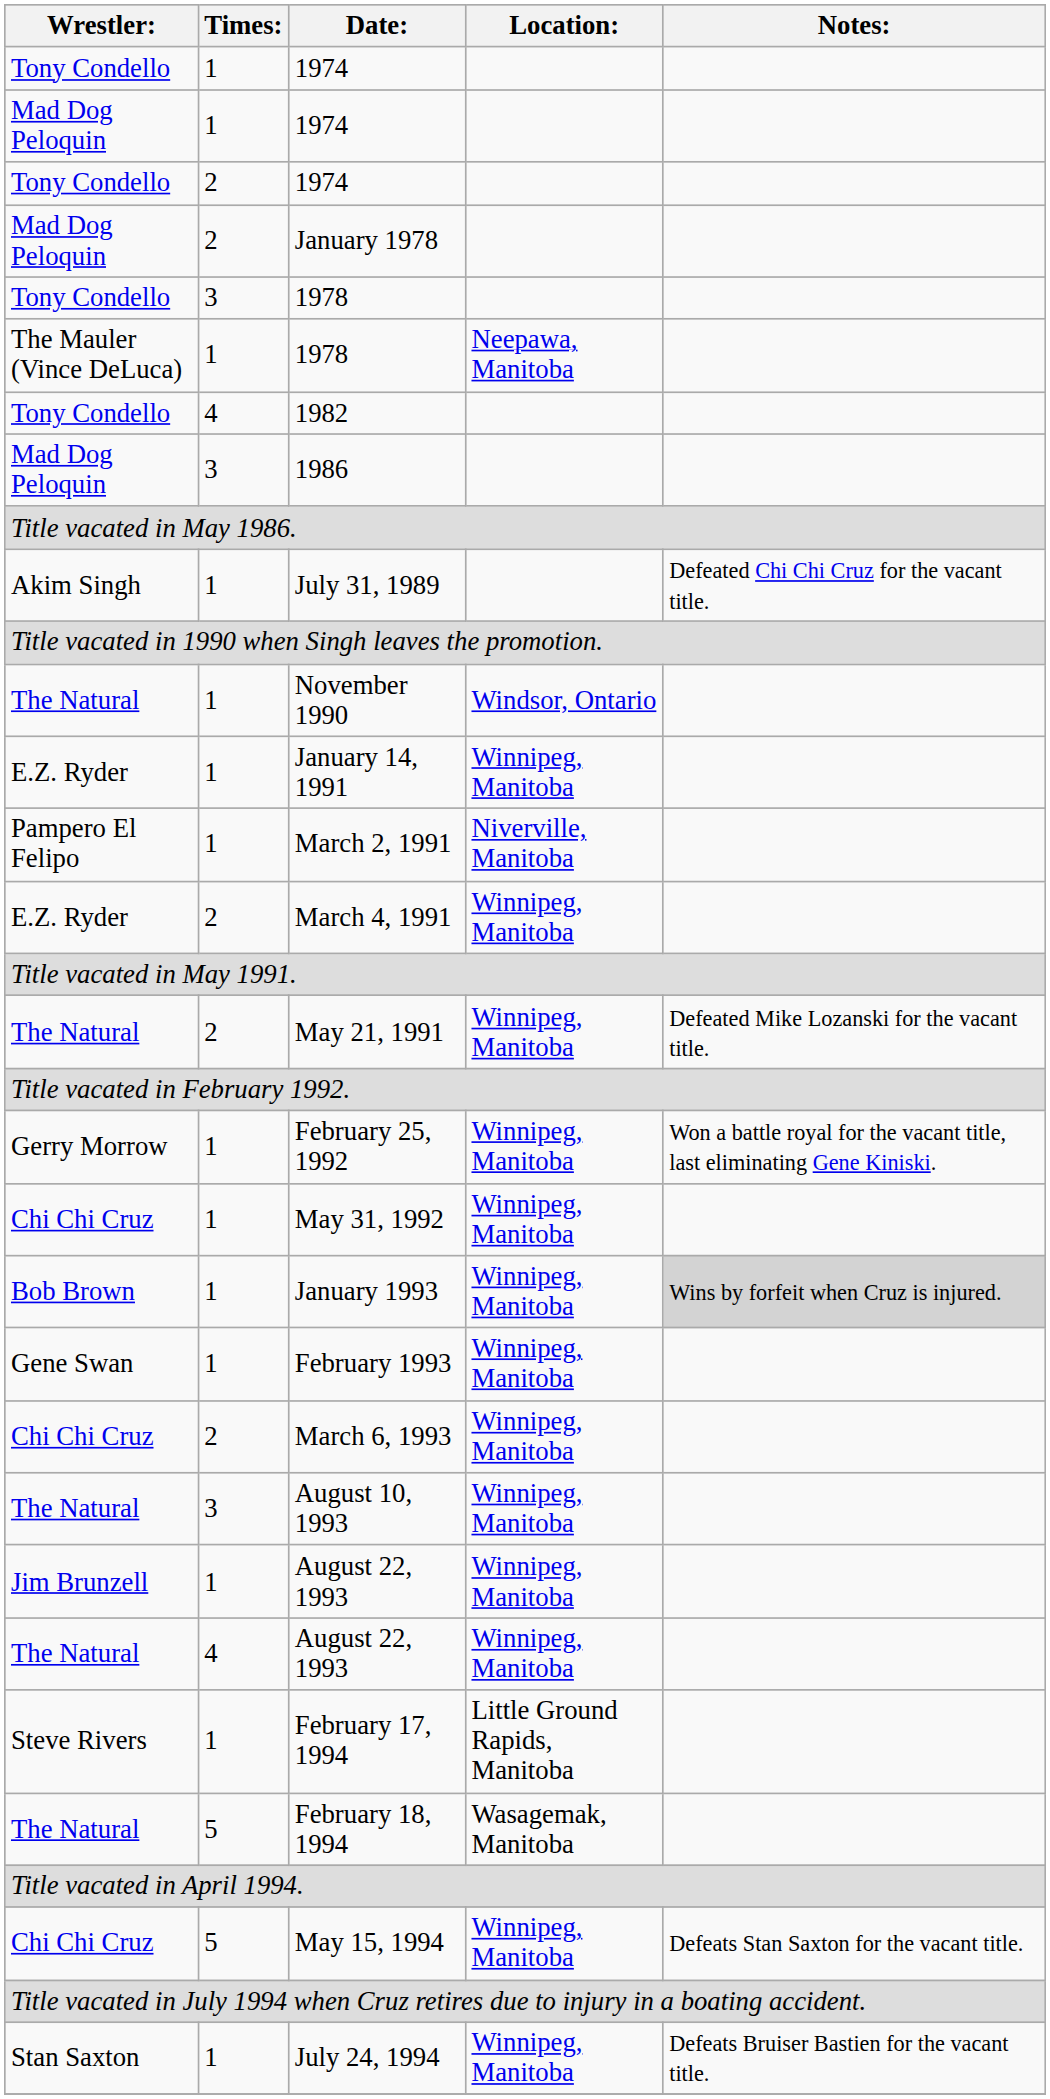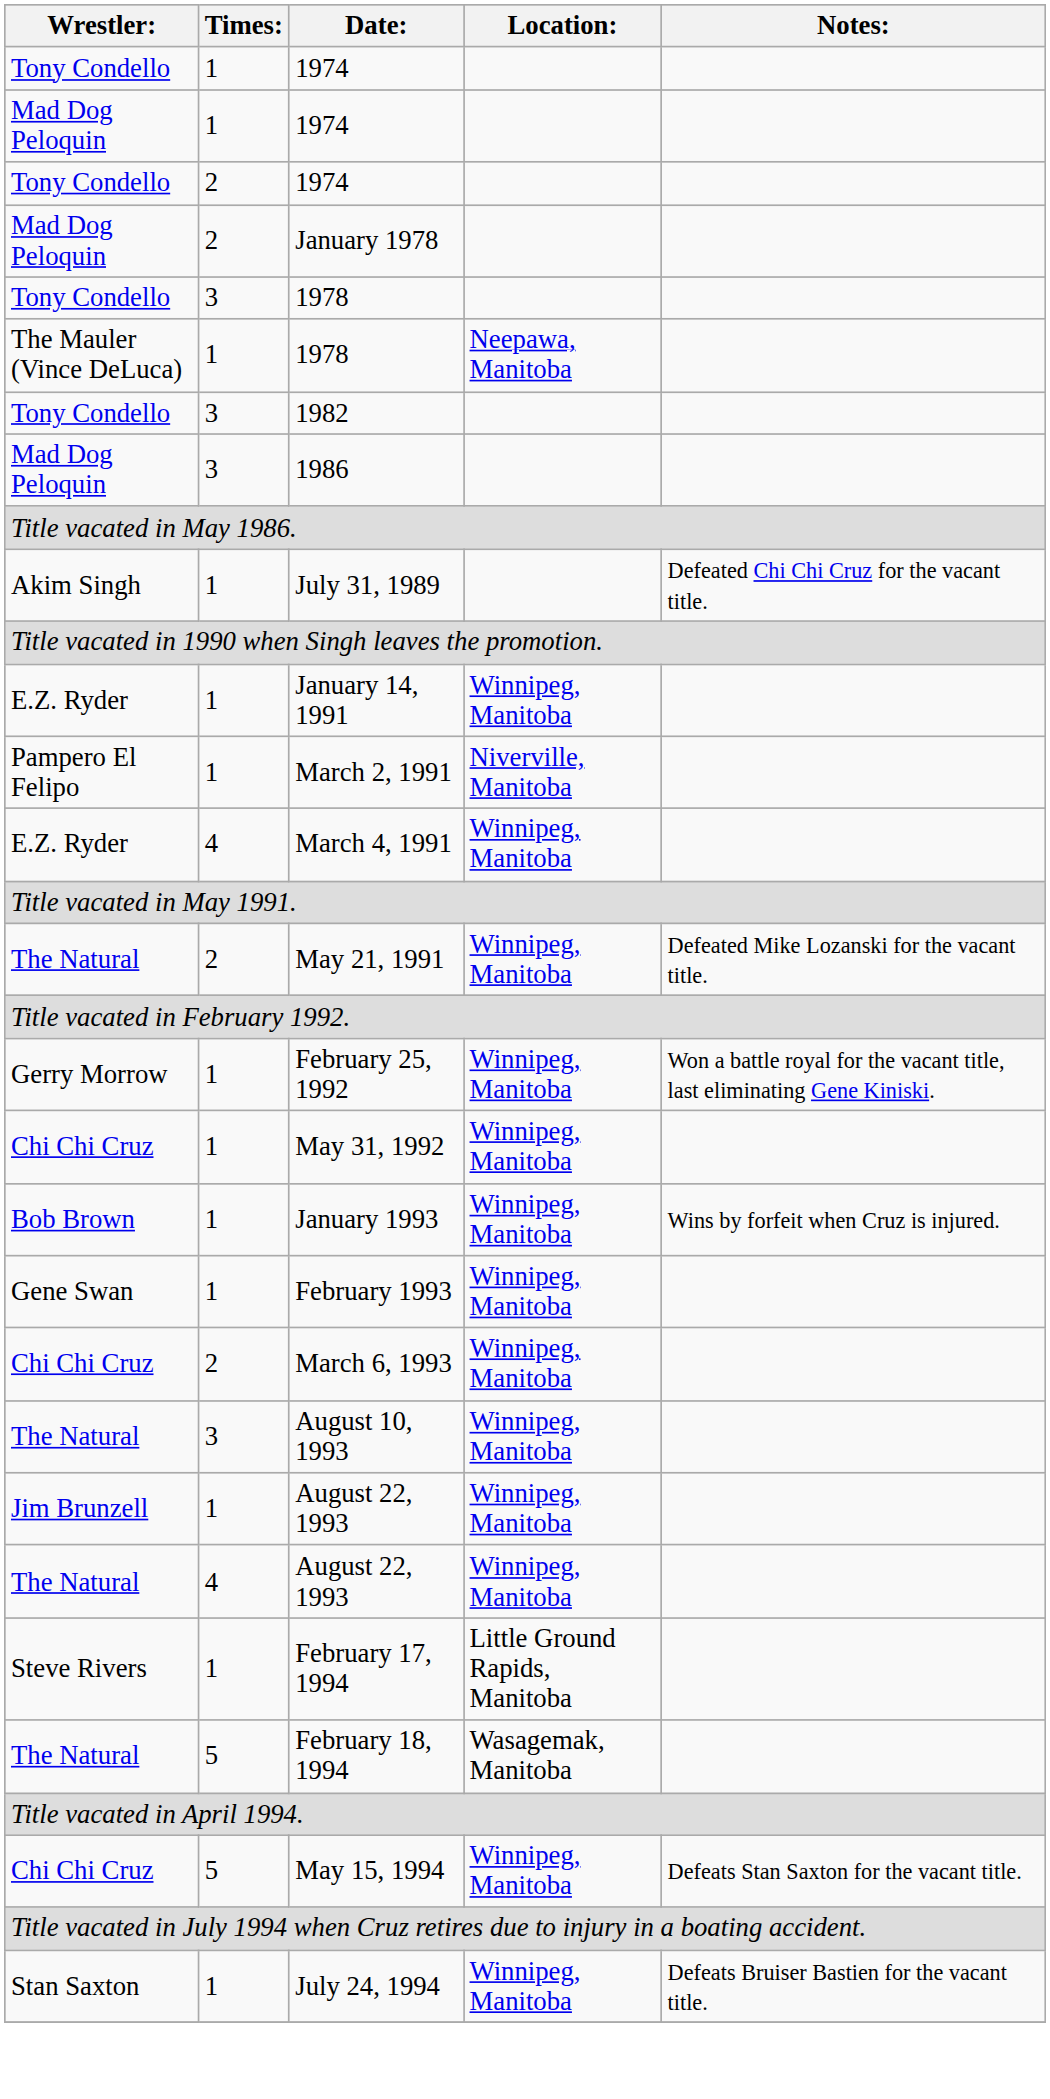(211, 412) 4 -> (211, 412) 3
- row: (75, 699)
(211, 916) 2 -> (211, 844) 4
(835, 1293) lightgrey background -> (834, 1220) no background
